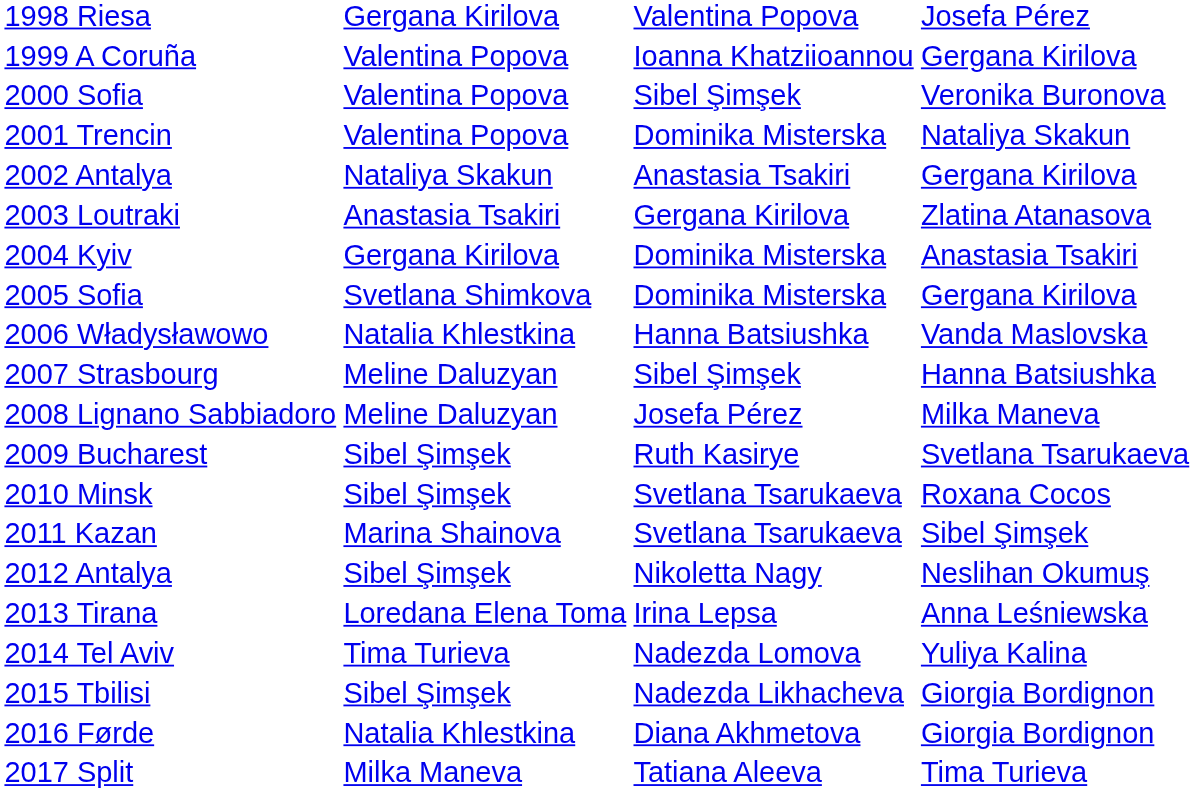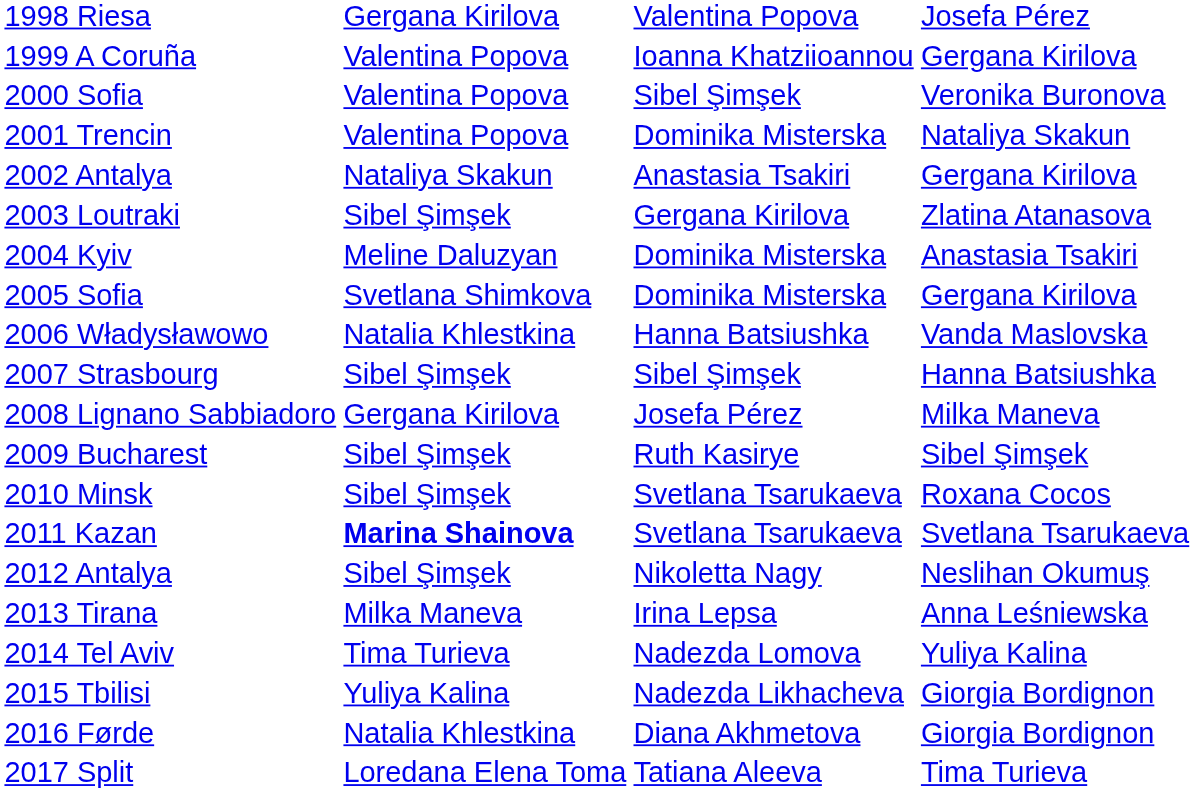(452, 215) Anastasia Tsakiri -> (427, 215) Sibel Şimşek
(451, 255) Gergana Kirilova -> (450, 255) Meline Daluzyan
(450, 374) Meline Daluzyan -> (427, 374) Sibel Şimşek
(450, 414) Meline Daluzyan -> (451, 414) Gergana Kirilova
(1055, 454) Svetlana Tsarukaeva -> (1005, 454) Sibel Şimşek
(452, 533) normal -> (458, 533) bold
(1005, 533) Sibel Şimşek -> (1055, 533) Svetlana Tsarukaeva
(485, 613) Loredana Elena Toma -> (433, 613) Milka Maneva
(427, 693) Sibel Şimşek -> (426, 693) Yuliya Kalina
(433, 772) Milka Maneva -> (485, 772) Loredana Elena Toma
